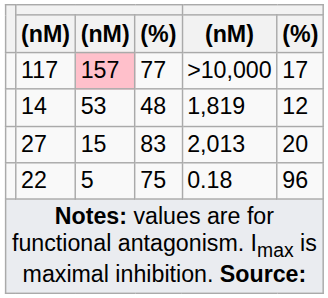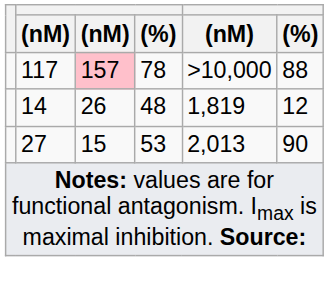(153, 70) 77 -> (153, 70) 78
(295, 70) 17 -> (295, 70) 88
(94, 107) 53 -> (94, 107) 26
(153, 143) 83 -> (153, 143) 53
(295, 143) 20 -> (295, 143) 90
- row: (34, 180)
